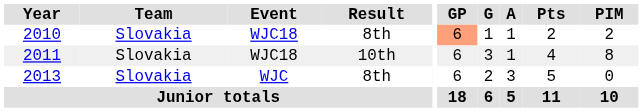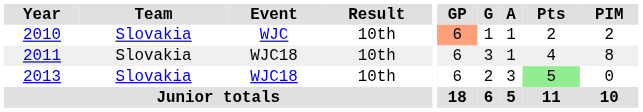(274, 35) WJC18 -> (274, 35) WJC
(377, 35) 8th -> (377, 35) 10th
(274, 77) WJC -> (274, 77) WJC18
(377, 77) 8th -> (377, 77) 10th
(551, 77) no background -> (551, 77) lightgreen background
